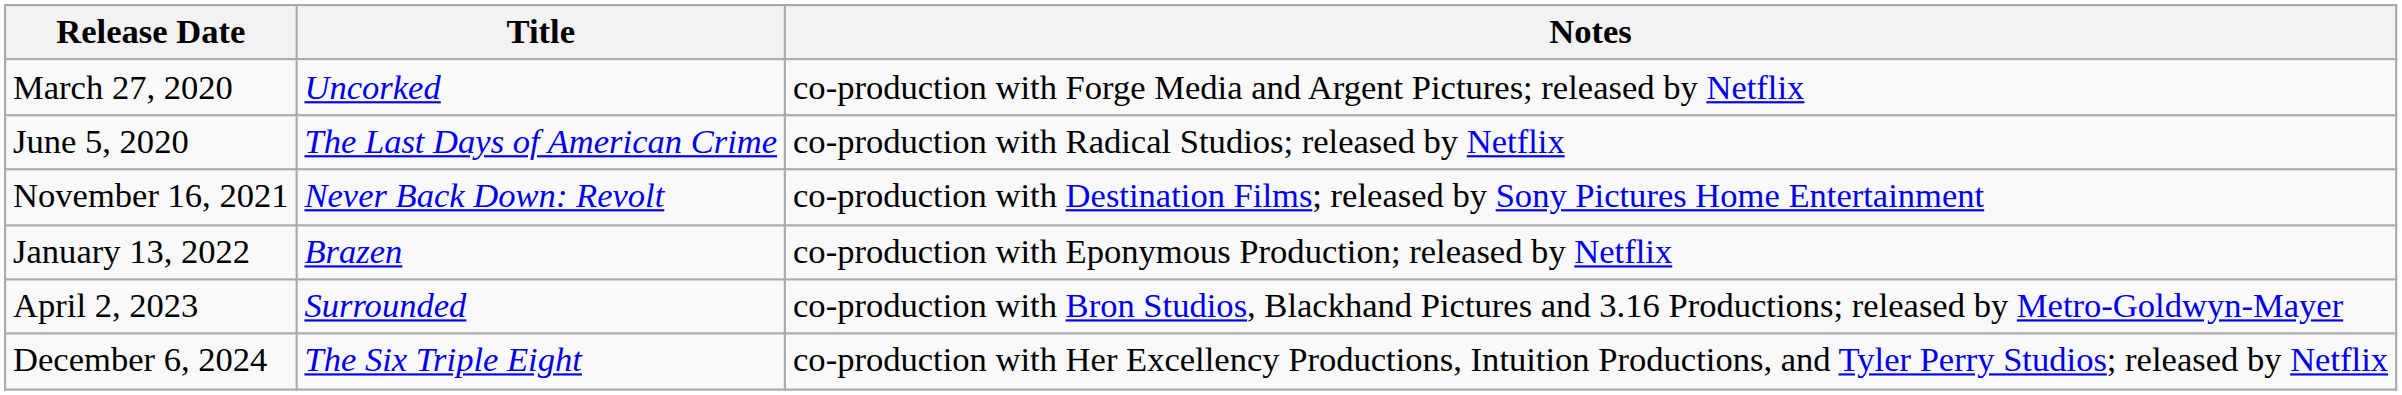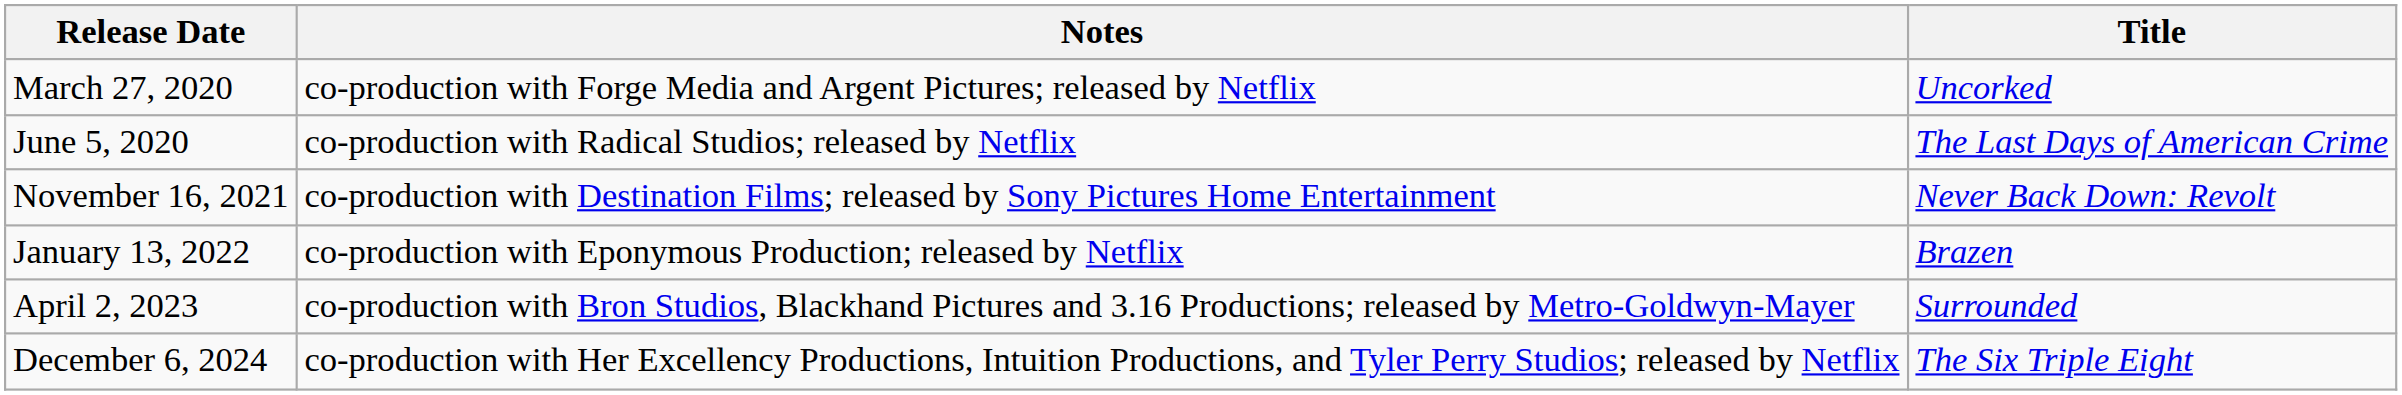columns swapped: (541, 31) <-> (1591, 31)
